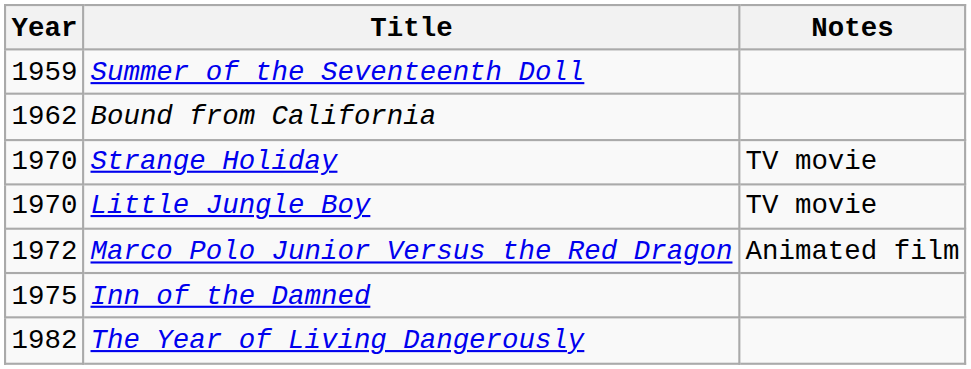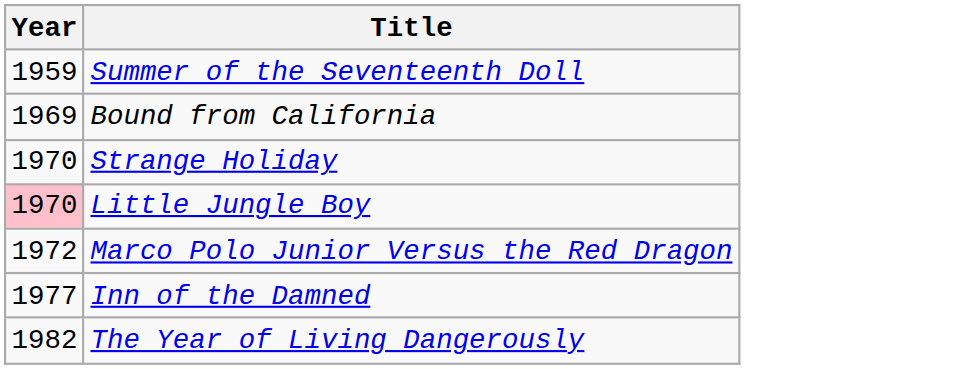- column: (853, 27)
(45, 117) 1962 -> (45, 117) 1969
(45, 206) no background -> (45, 206) pink background
(45, 296) 1975 -> (45, 296) 1977
